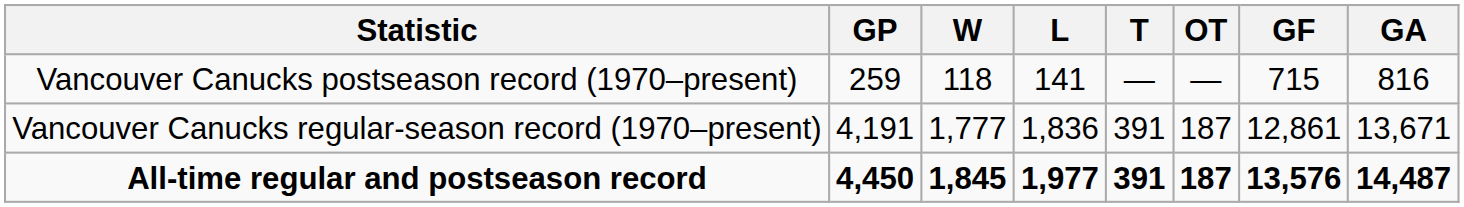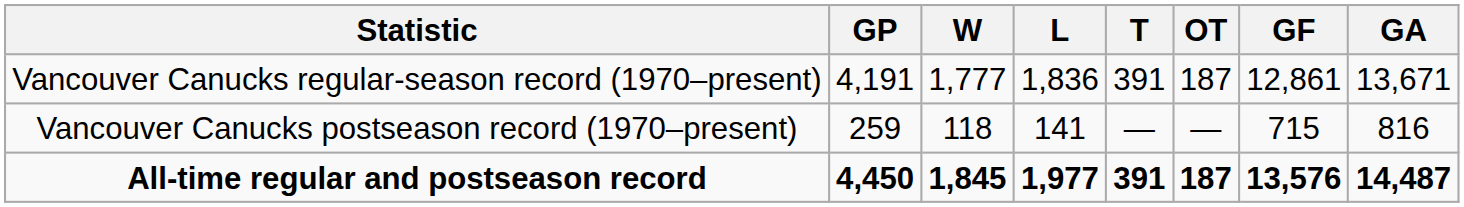rows swapped: (417, 129) <-> (417, 79)
